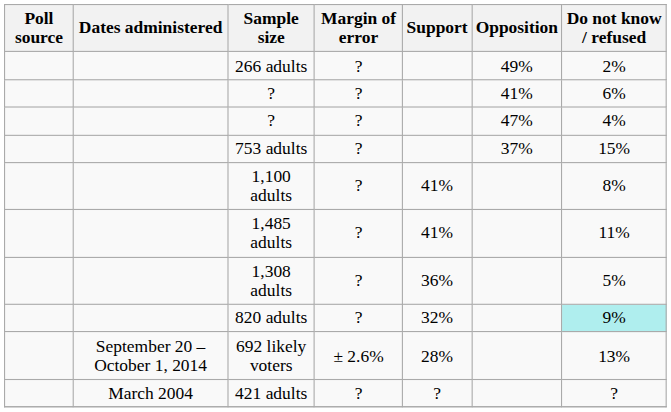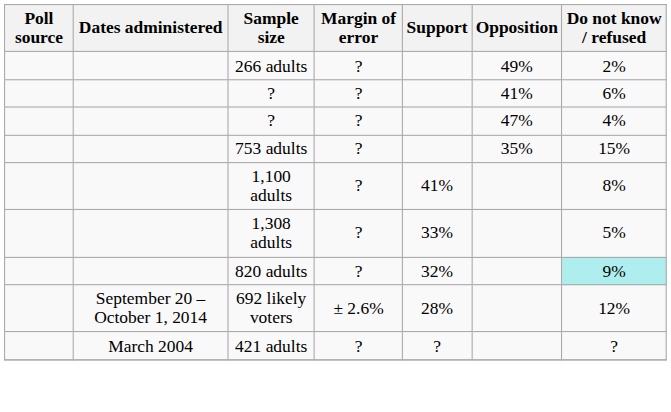(517, 148) 37% -> (517, 148) 35%
- row: (151, 233)
(437, 280) 36% -> (437, 233) 33%
(614, 355) 13% -> (614, 308) 12%
